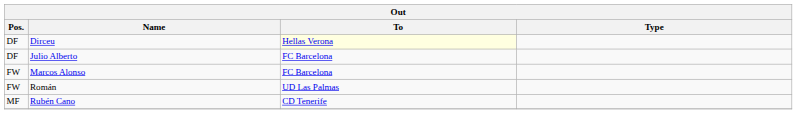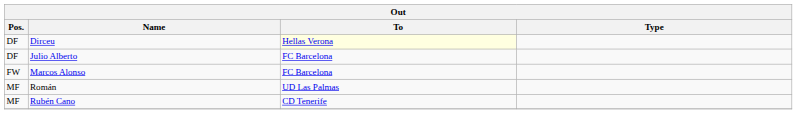(13, 87) FW -> (13, 87) MF
